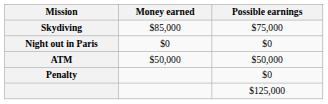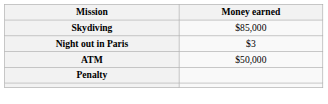- column: (267, 12)
(165, 43) $0 -> (251, 43) $3
